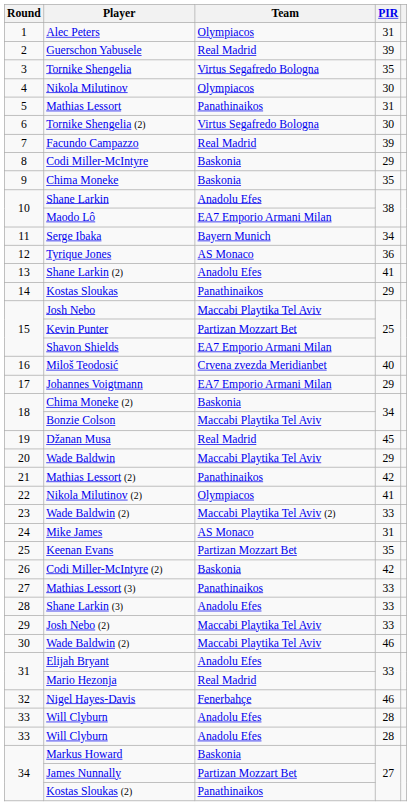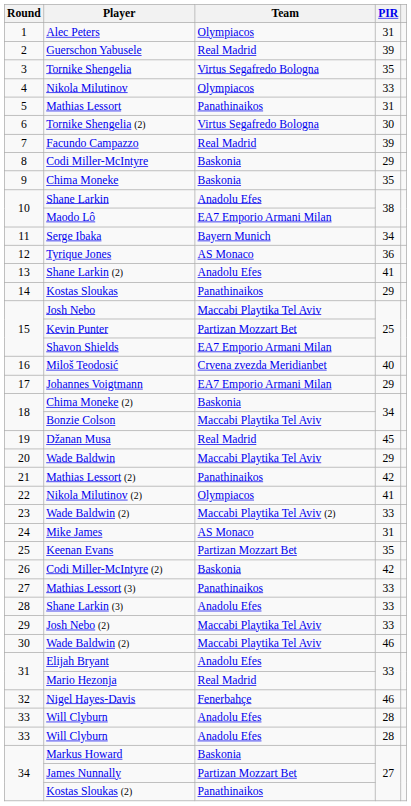(388, 87) 30 -> (388, 87) 33
